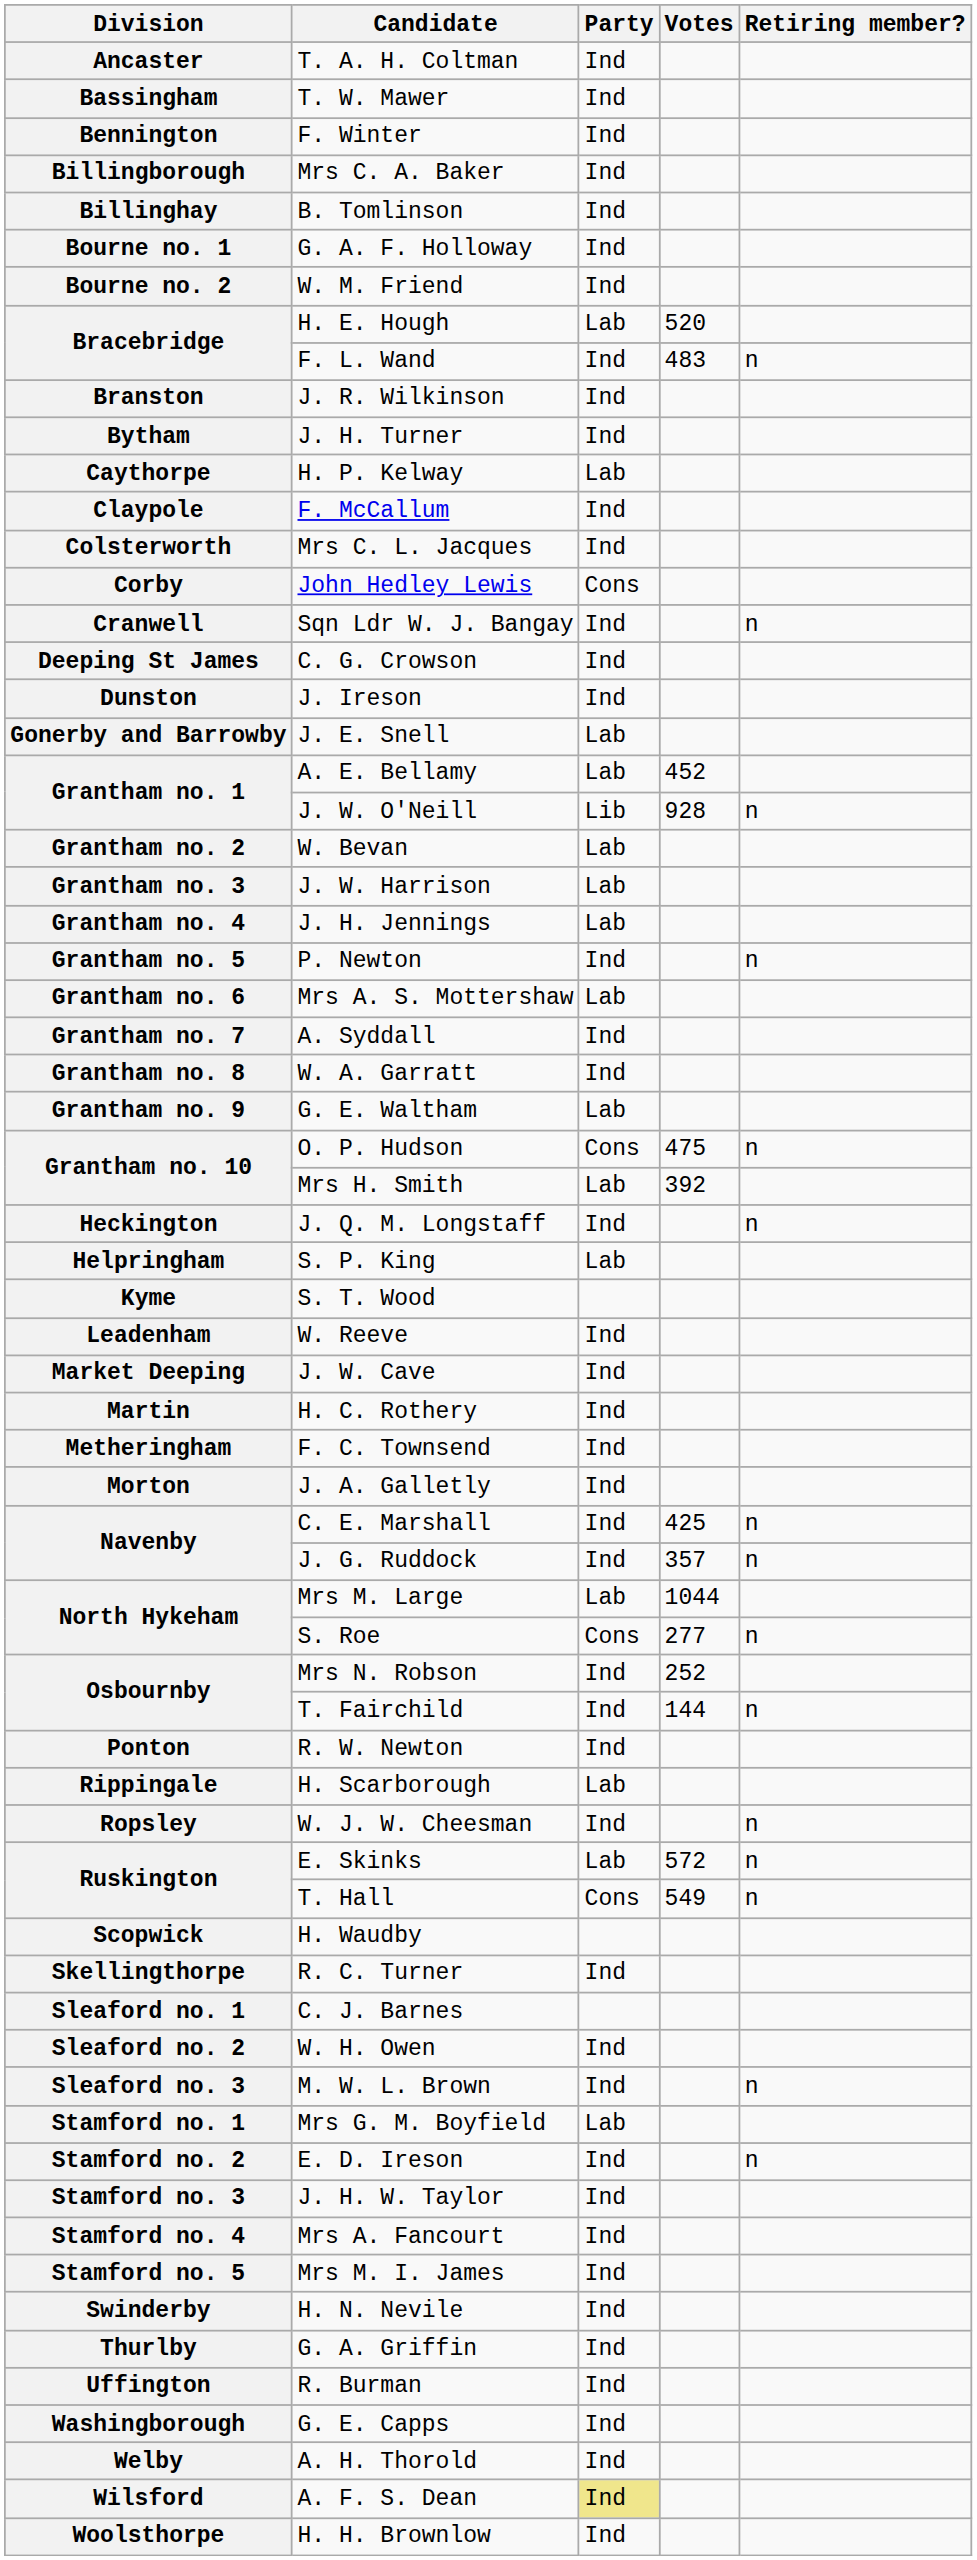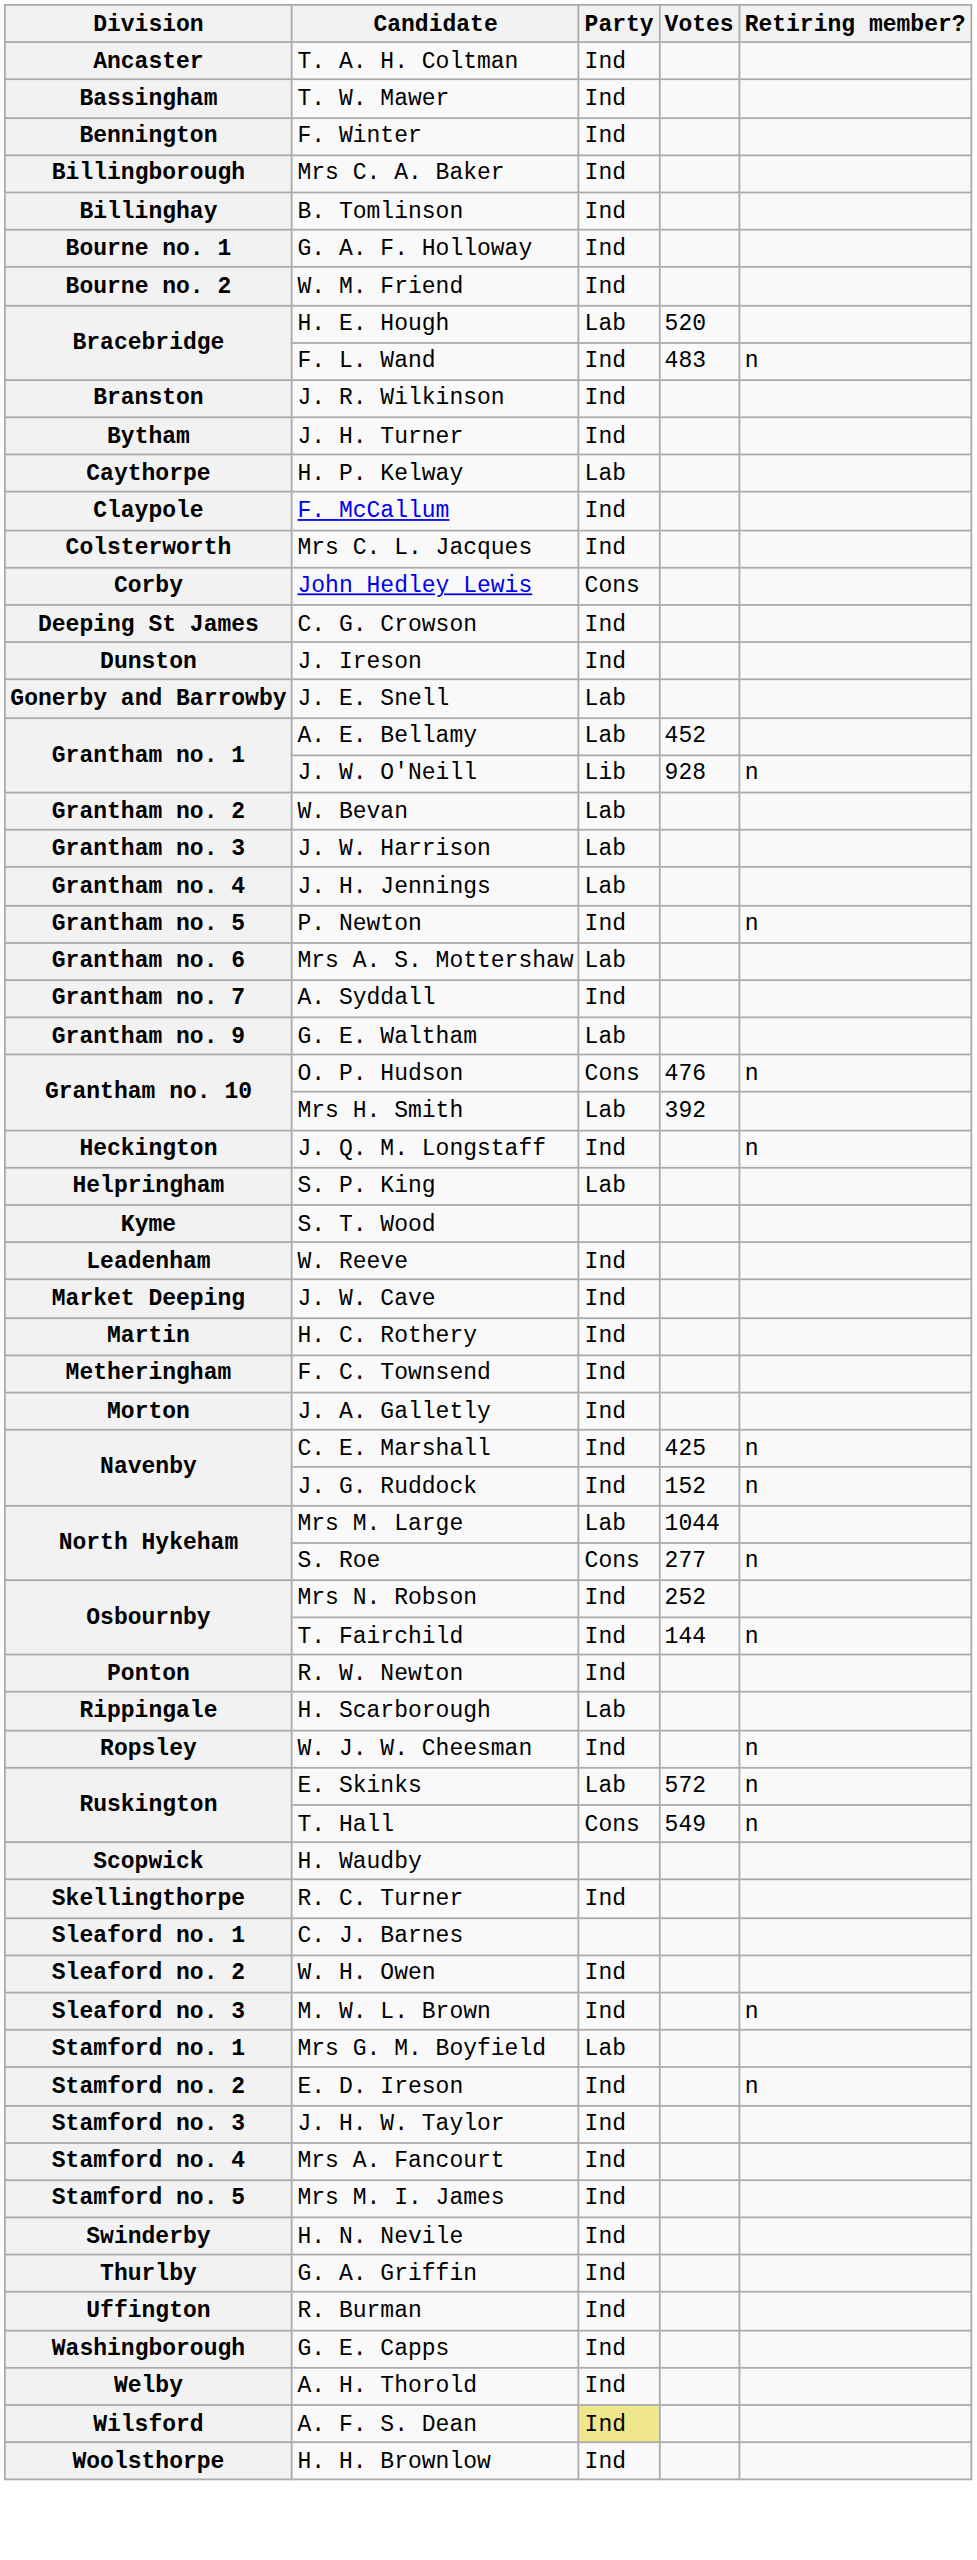- row: (436, 624)
- row: (387, 1074)
(685, 1149) 475 -> (685, 1074) 476
(685, 1561) 357 -> (685, 1486) 152
